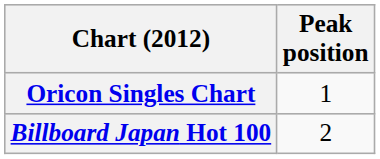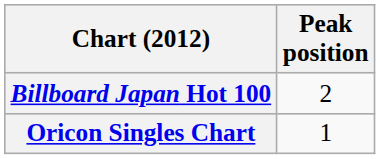rows swapped: (141, 133) <-> (141, 93)
